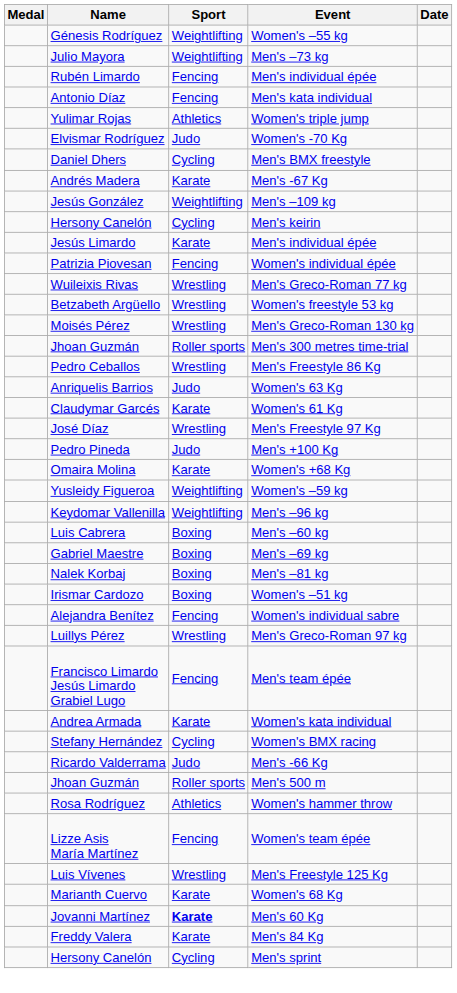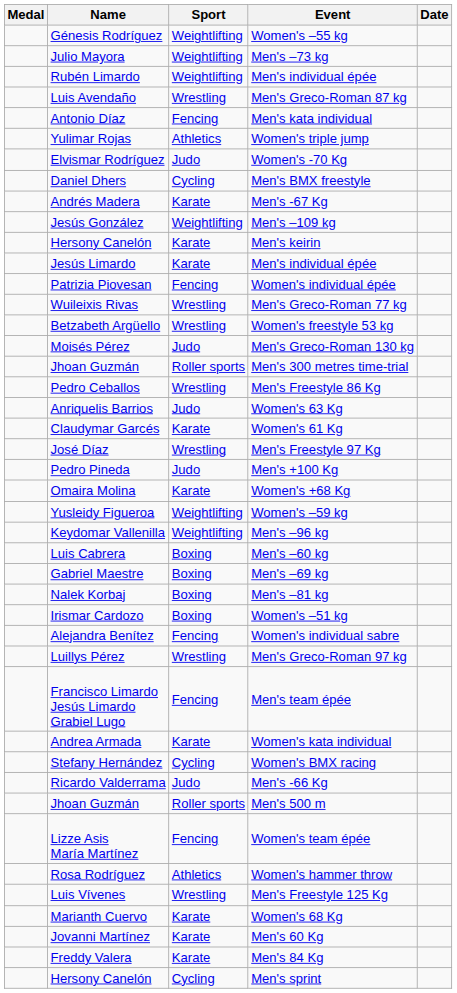(195, 77) Fencing -> (207, 77) Weightlifting
+ row: (93, 98)
(193, 222) Cycling -> (191, 243) Karate
(199, 325) Wrestling -> (186, 346) Judo
rows swapped: (98, 804) <-> (94, 846)
(192, 916) bold -> (191, 937) normal
